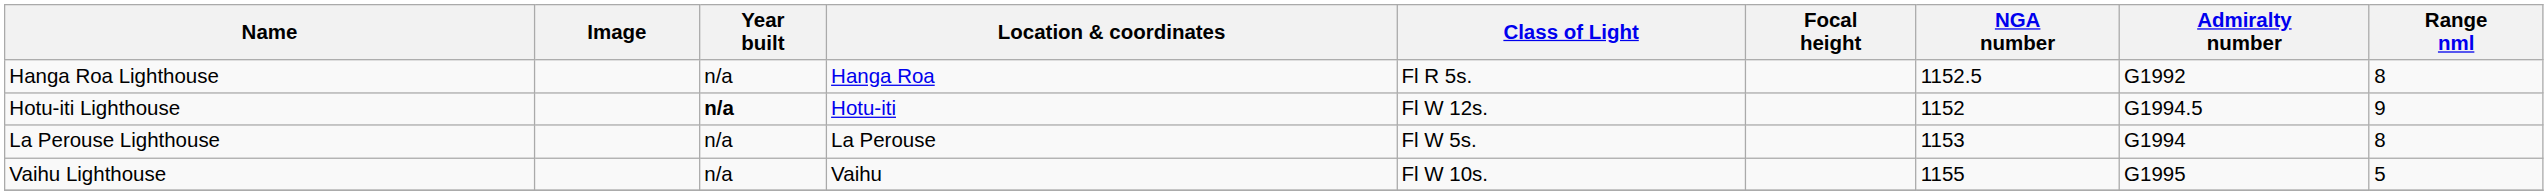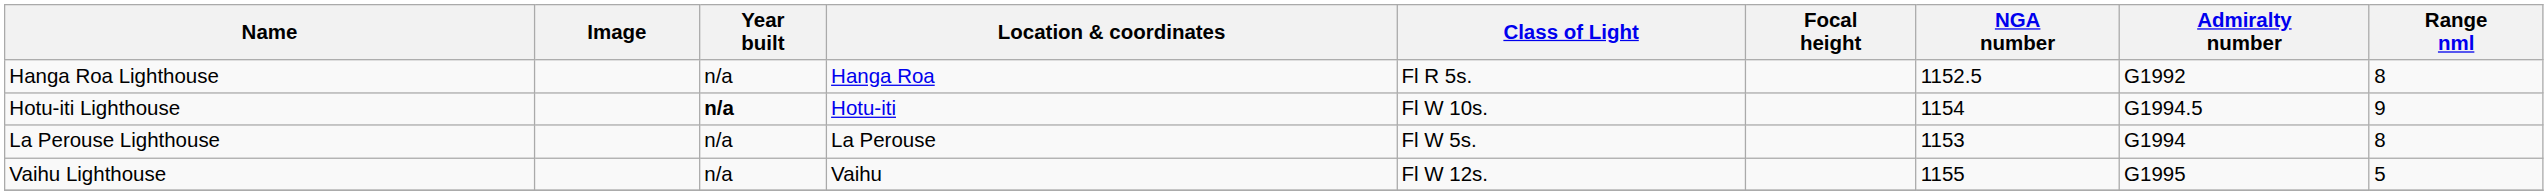(1445, 108) Fl W 12s. -> (1445, 108) Fl W 10s.
(1943, 108) 1152 -> (1943, 108) 1154
(1445, 173) Fl W 10s. -> (1445, 173) Fl W 12s.
